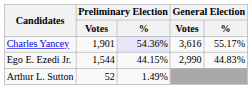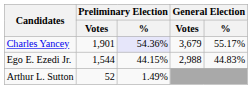(190, 44) 3,616 -> (190, 44) 3,679
(190, 60) 2,990 -> (190, 60) 2,988
